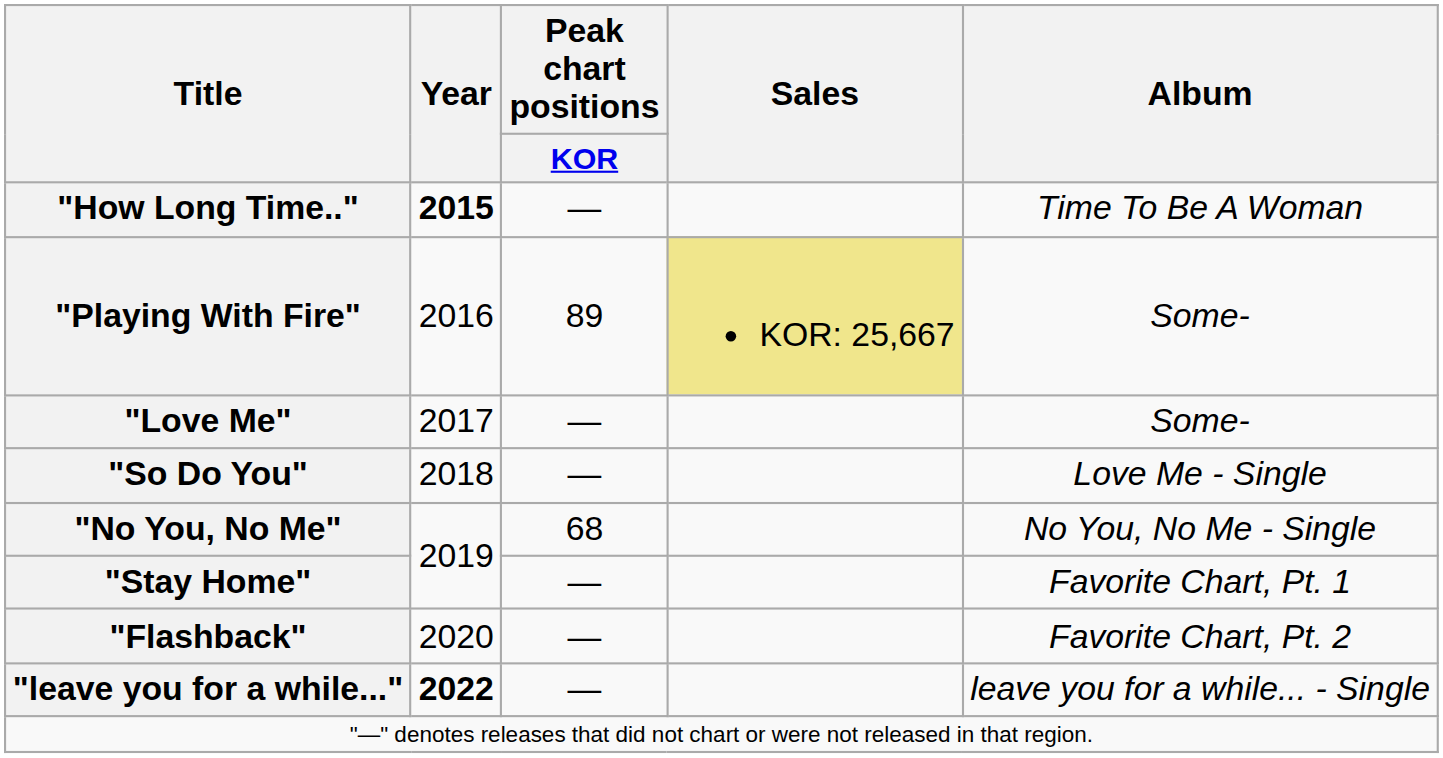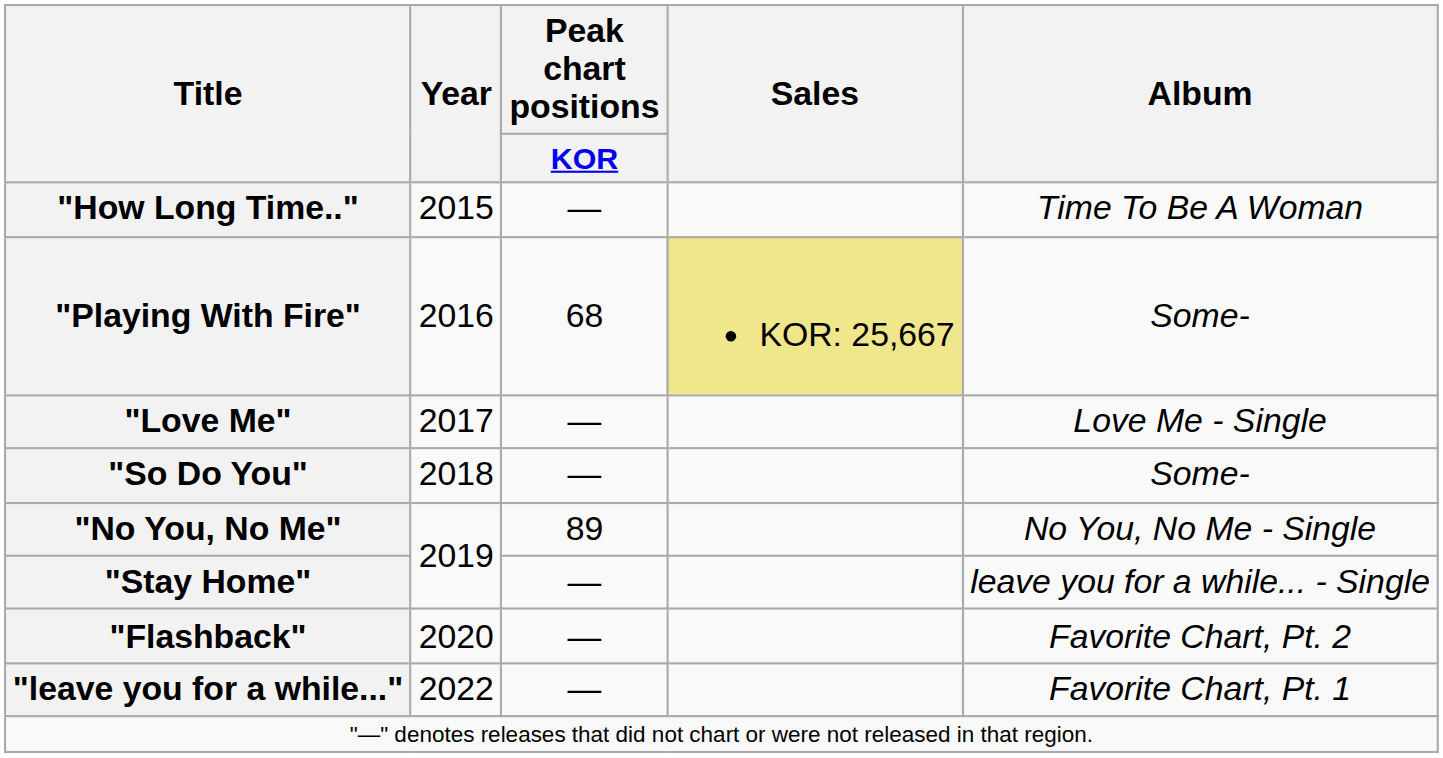(456, 208) bold -> (456, 208) normal
(584, 315) 89 -> (584, 315) 68
(1200, 421) Some- -> (1200, 421) Love Me - Single
(1200, 474) Love Me - Single -> (1200, 474) Some-
(584, 528) 68 -> (584, 528) 89
(1200, 581) Favorite Chart, Pt. 1 -> (1200, 581) leave you for a while... - Single
(456, 689) bold -> (456, 689) normal
(1200, 689) leave you for a while... - Single -> (1200, 689) Favorite Chart, Pt. 1
